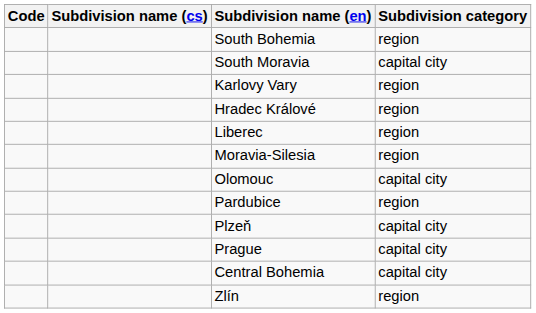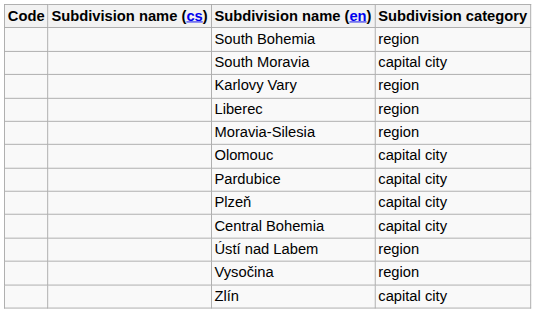- row: (265, 109)
(399, 202) region -> (413, 179) capital city
- row: (238, 249)
+ row: (266, 249)
+ row: (244, 272)
(399, 296) region -> (413, 296) capital city
